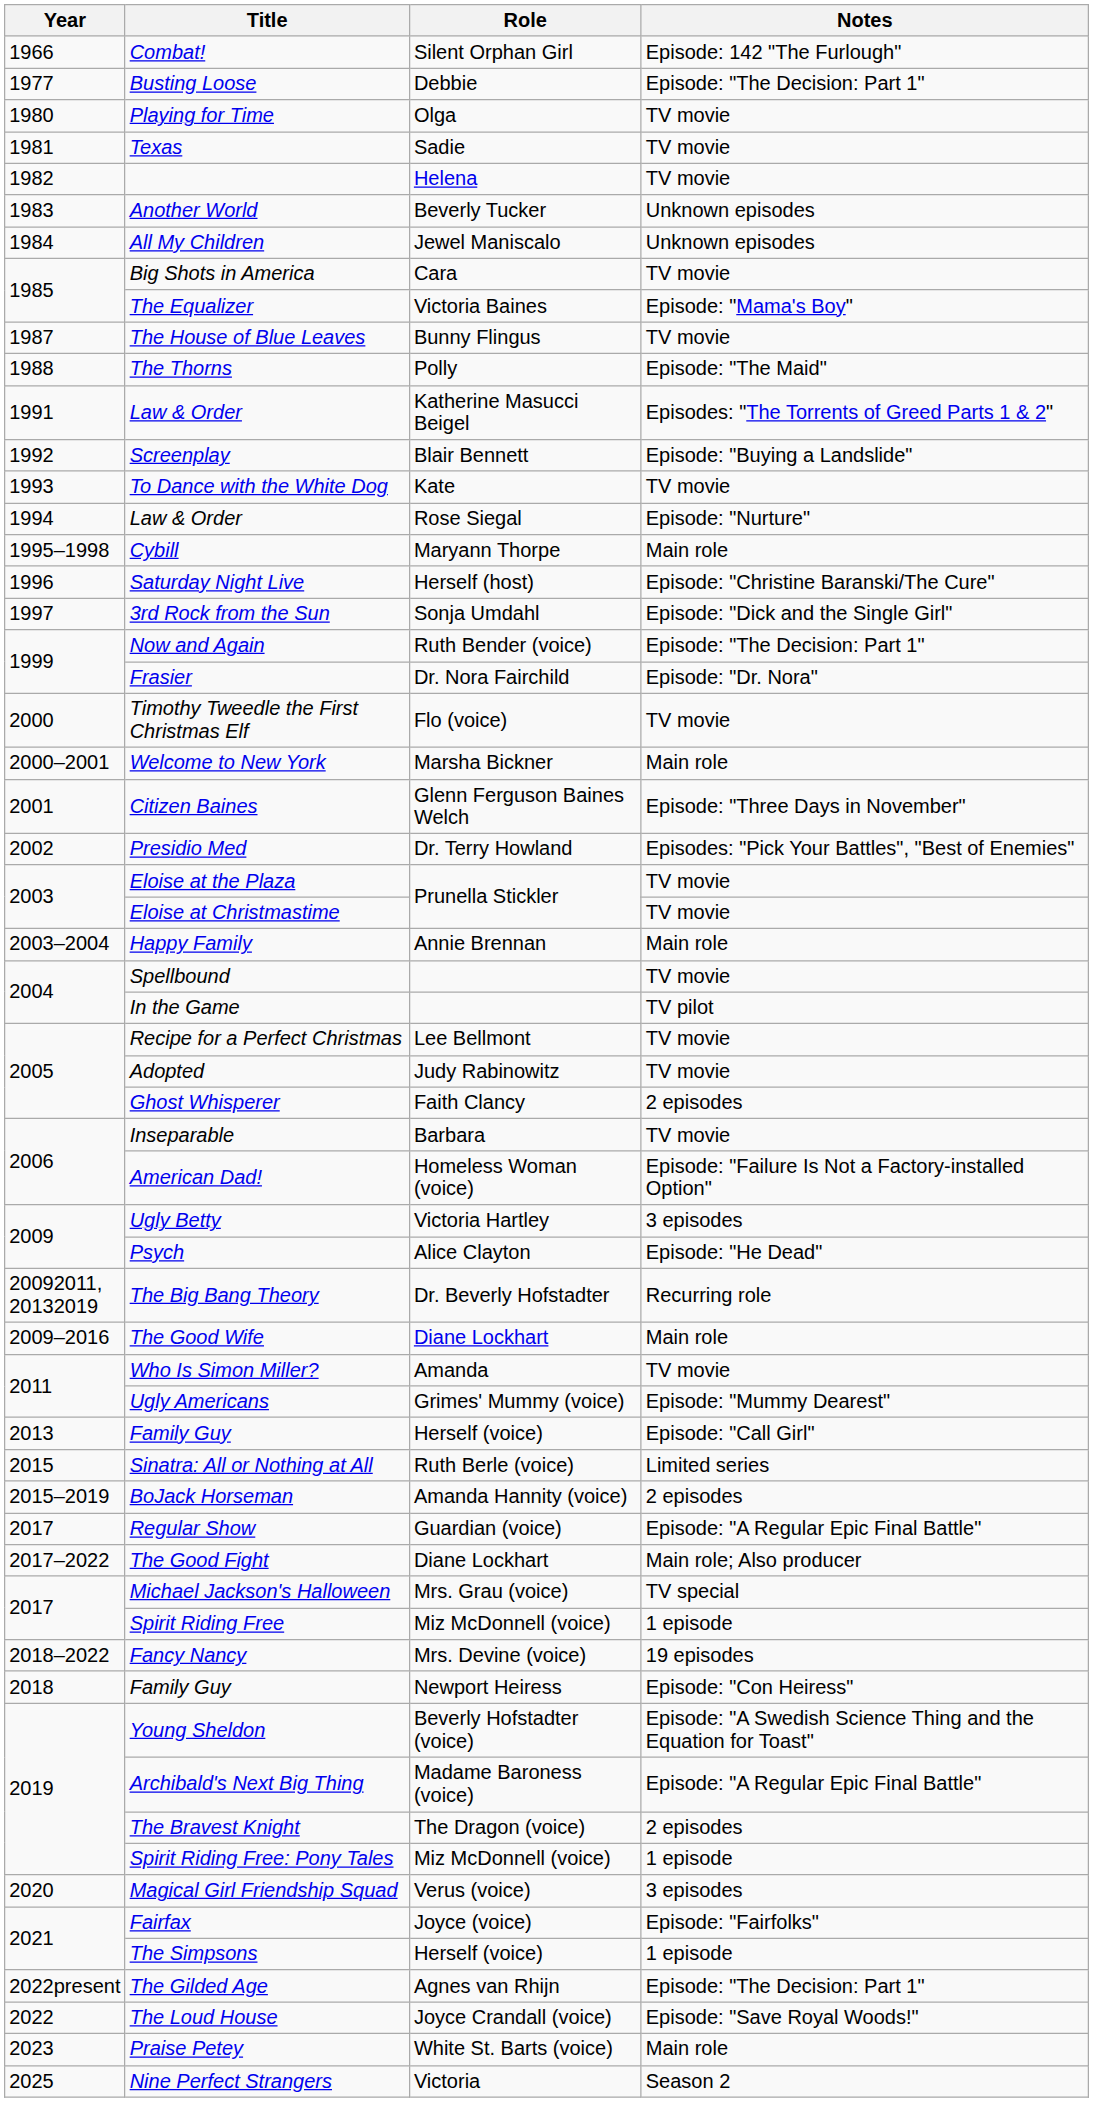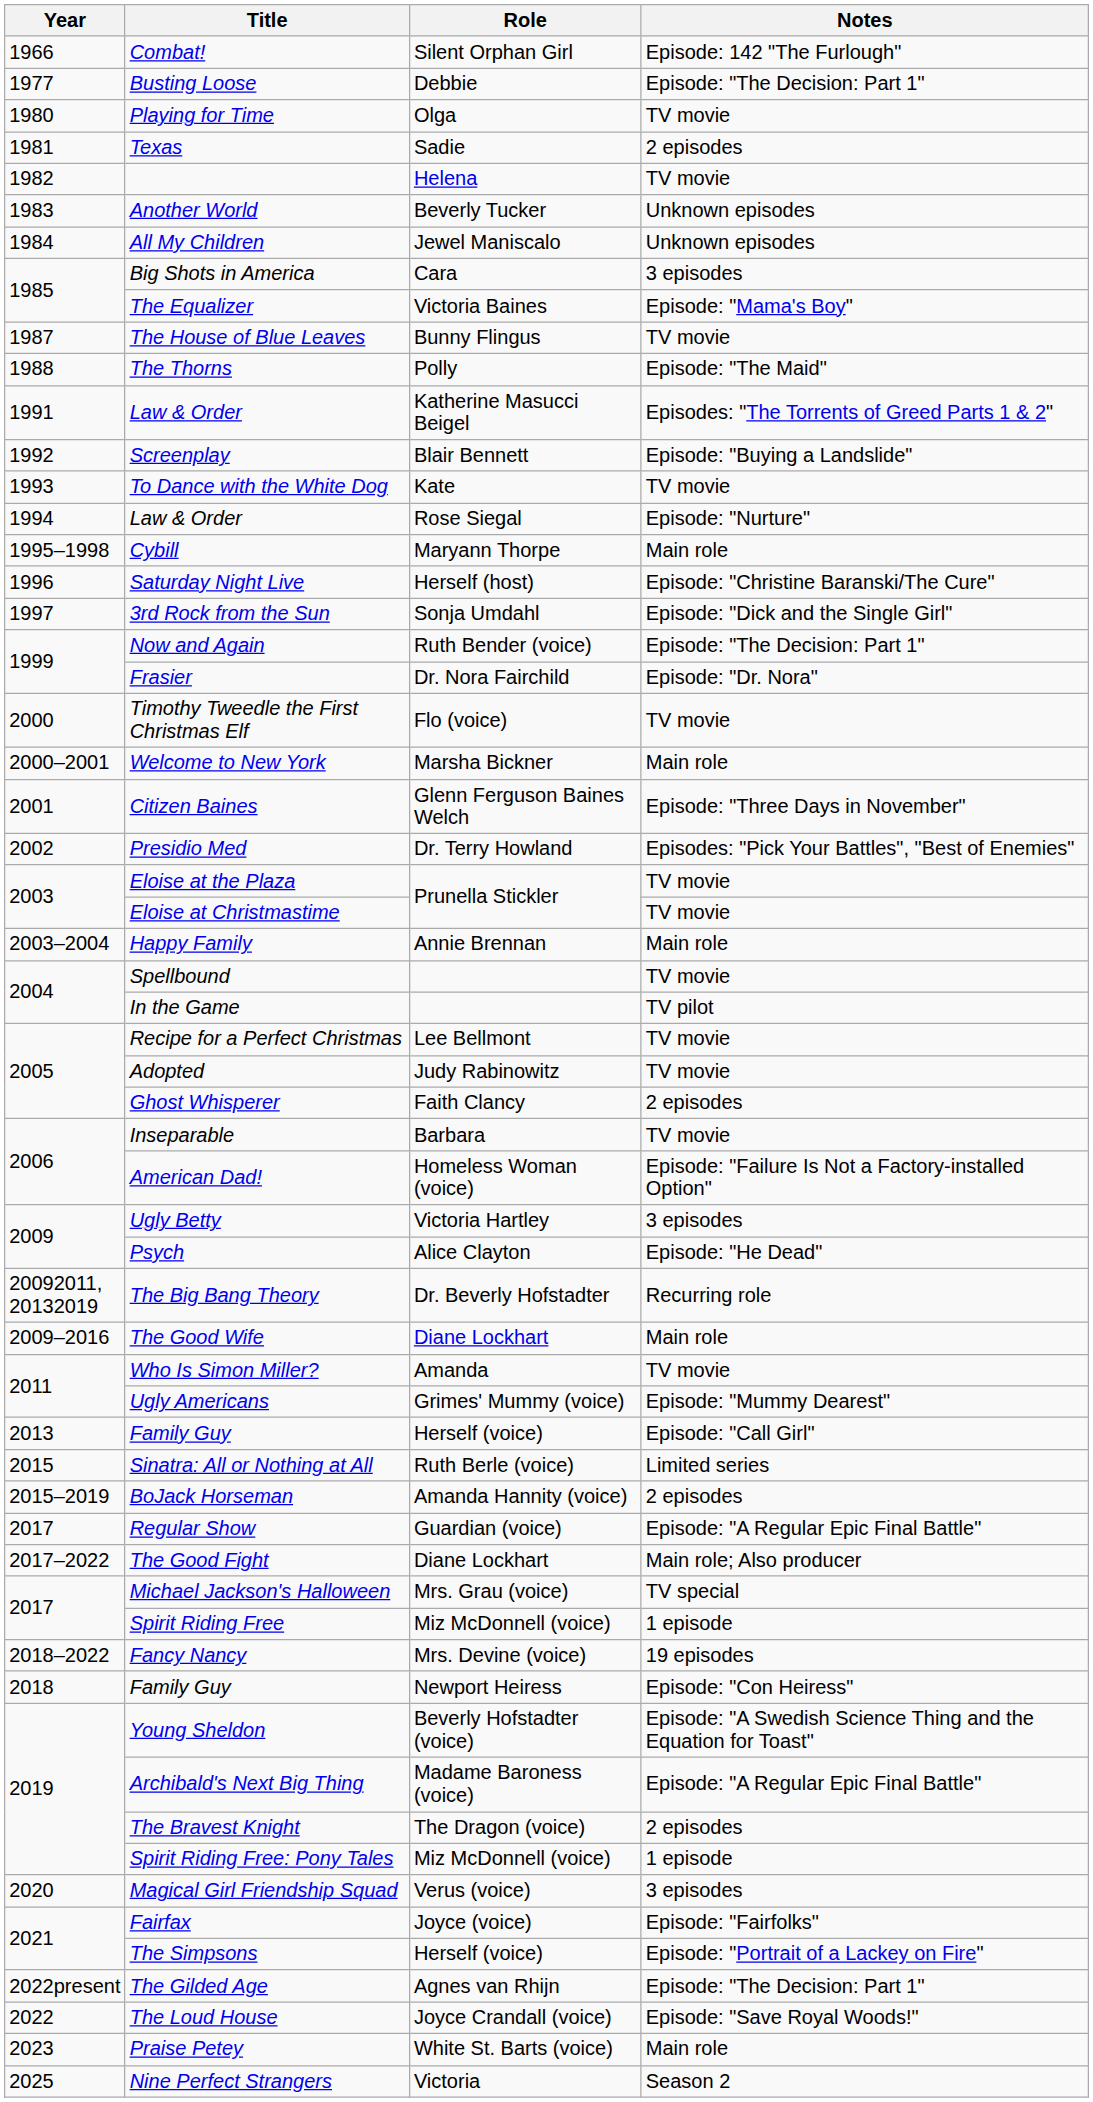(688, 147) TV movie -> (694, 147) 2 episodes
(688, 274) TV movie -> (694, 274) 3 episodes
(689, 1954) 1 episode -> (815, 1954) Episode: "Portrait of a Lackey on Fire"
